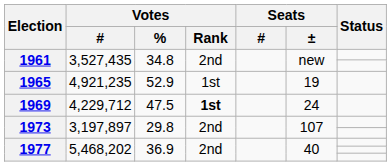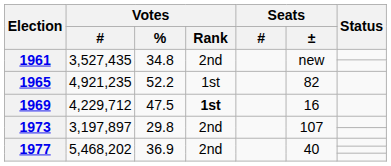(160, 82) 52.9 -> (160, 82) 52.2
(312, 82) 19 -> (312, 82) 82
(312, 104) 24 -> (312, 104) 16
